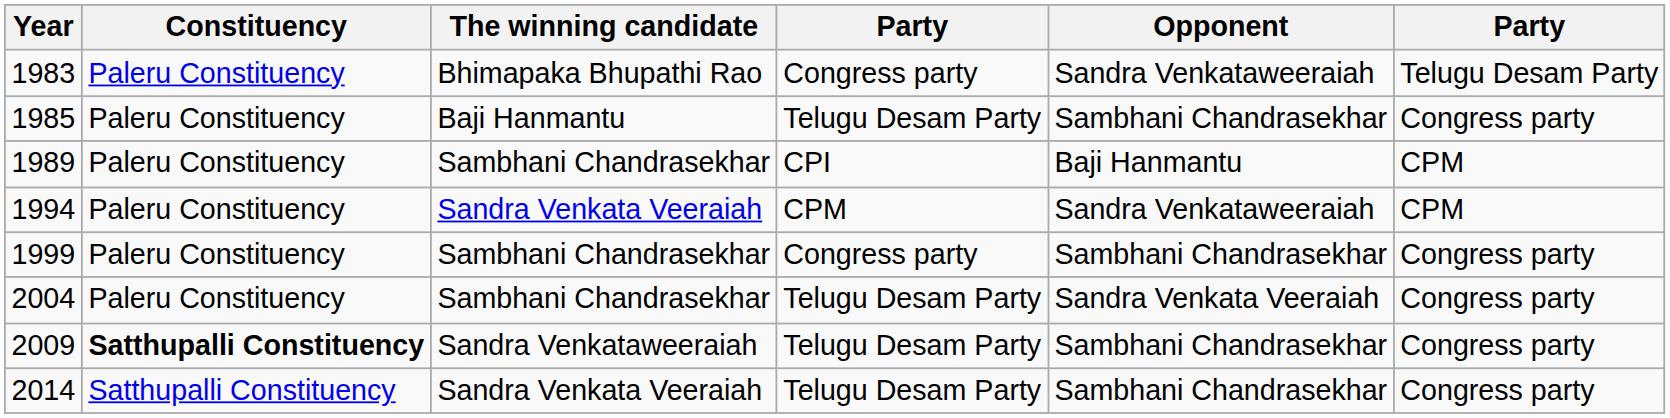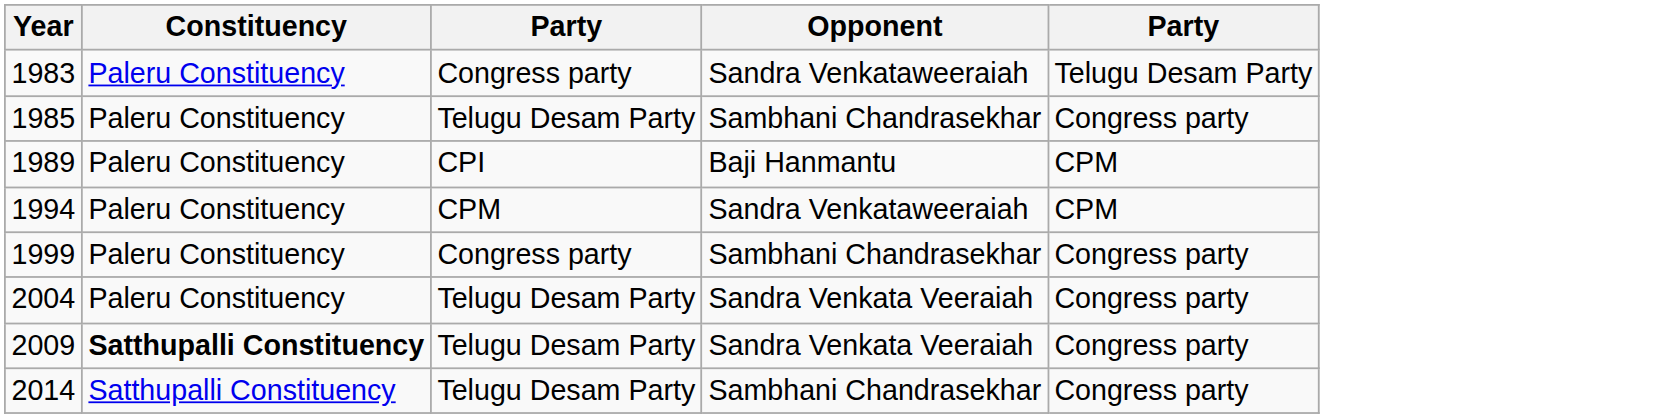- column: (604, 27)
(1221, 345) Sambhani Chandrasekhar -> (871, 345) Sandra Venkata Veeraiah
